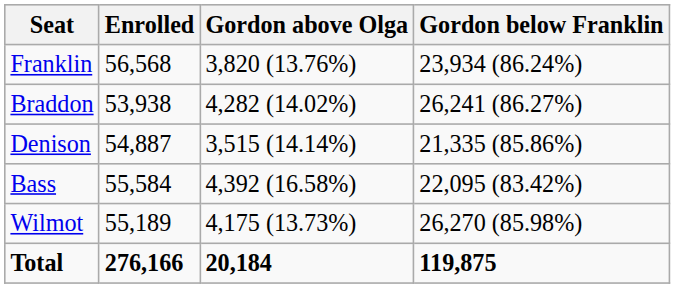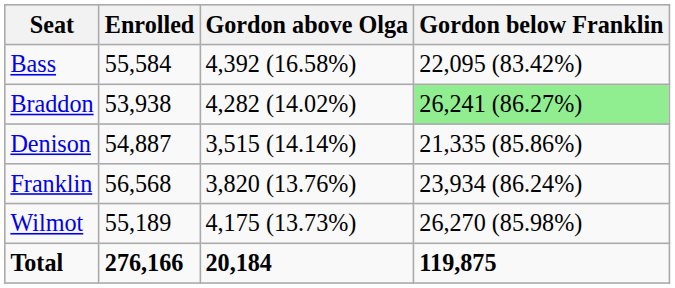rows swapped: (33, 184) <-> (51, 64)
(501, 104) no background -> (501, 104) lightgreen background
